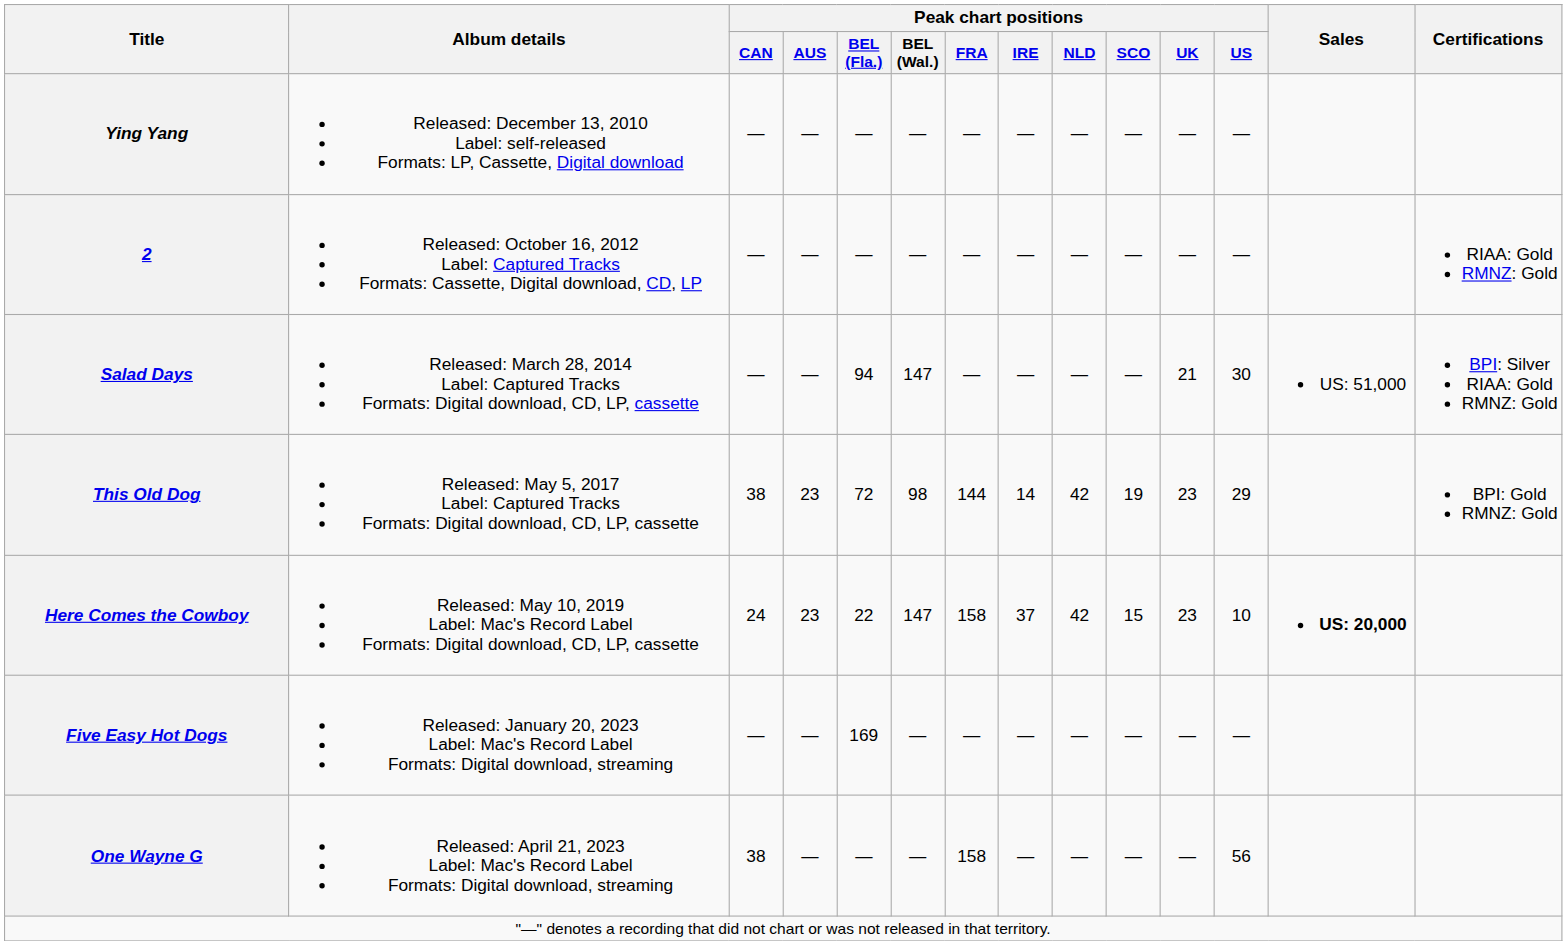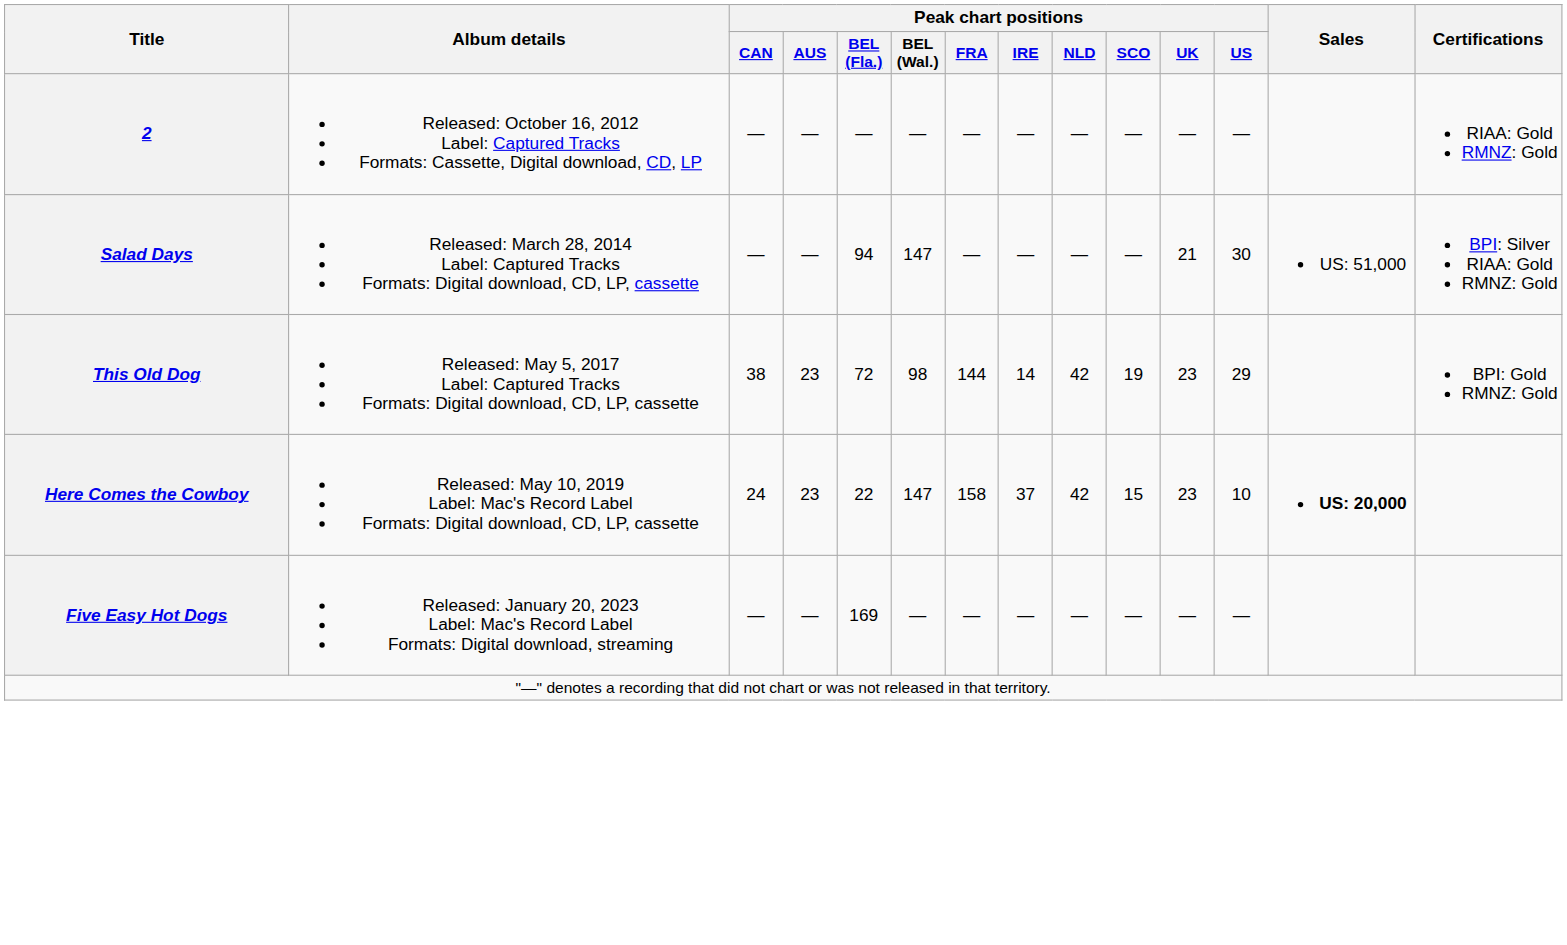- row: (147, 133)
- row: (147, 855)
